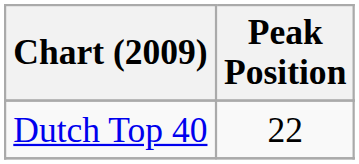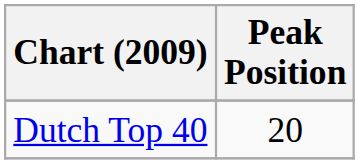(285, 128) 22 -> (285, 128) 20
